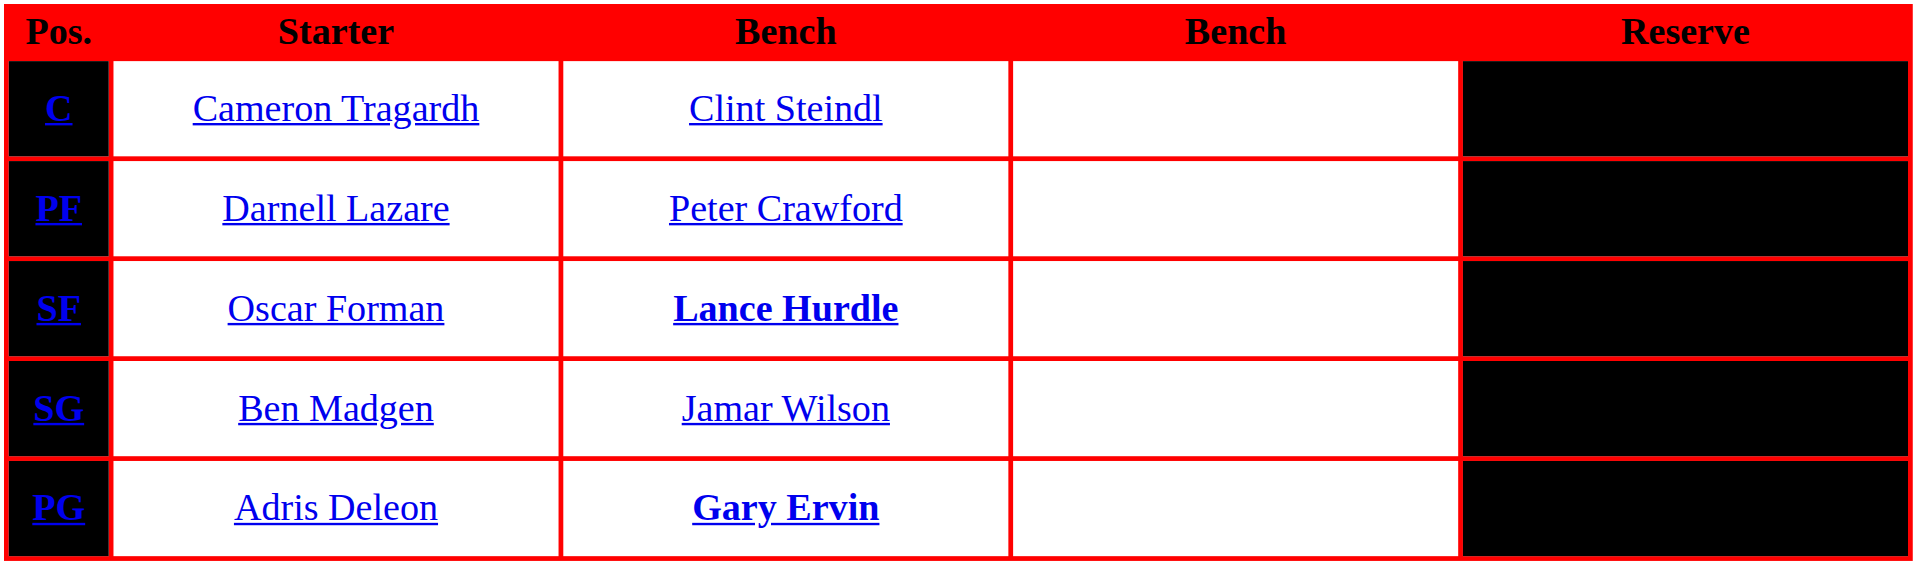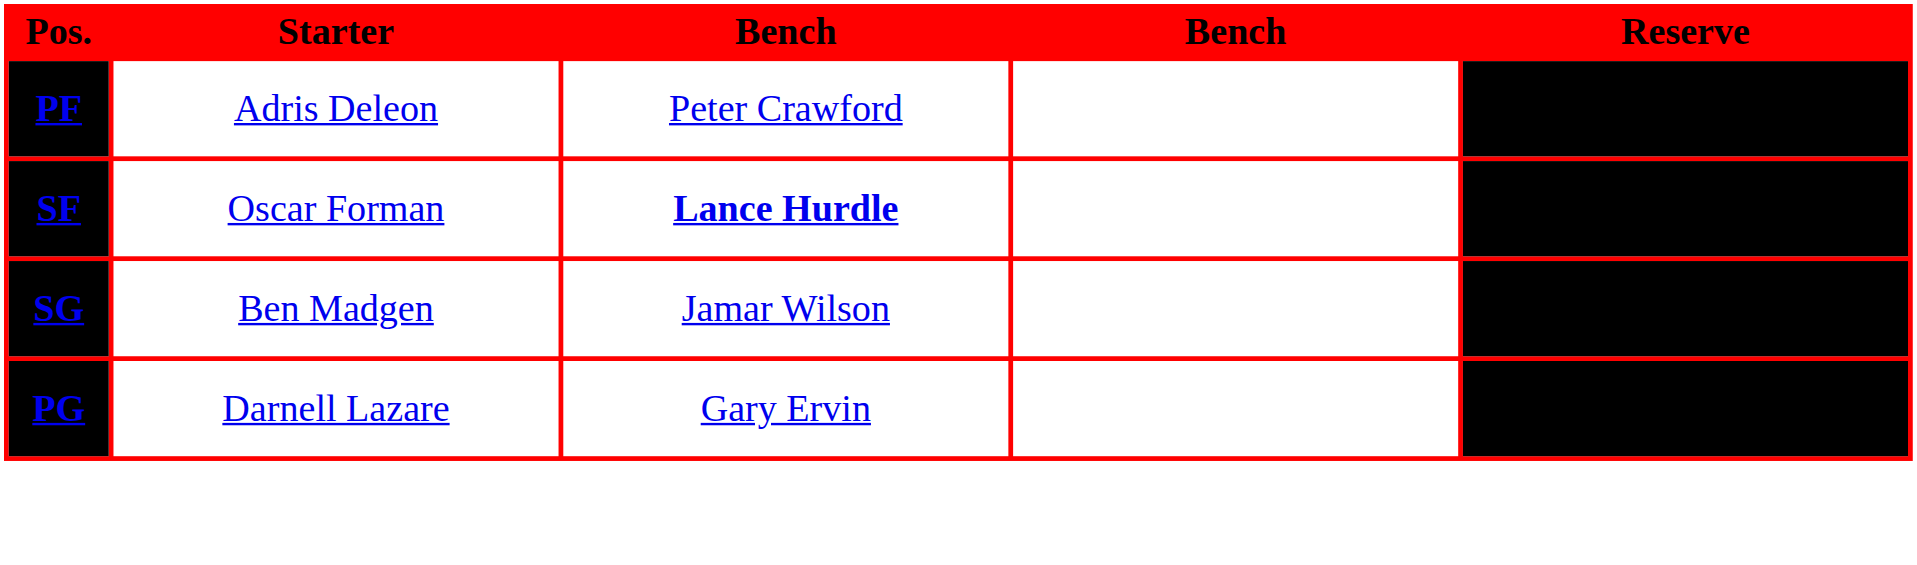- row: (59, 108)
(336, 207) Darnell Lazare -> (336, 108) Adris Deleon
(336, 507) Adris Deleon -> (336, 407) Darnell Lazare
(786, 507) bold -> (786, 407) normal
